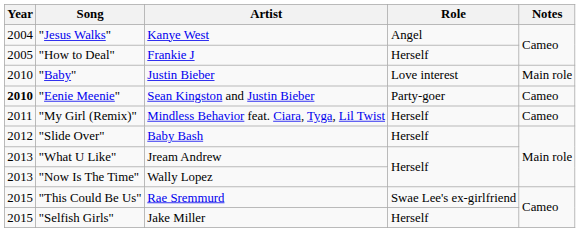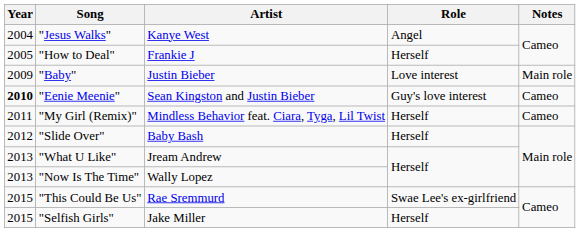(20, 75) 2010 -> (20, 75) 2009
(418, 95) Party-goer -> (439, 95) Guy's love interest
